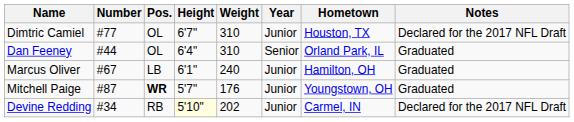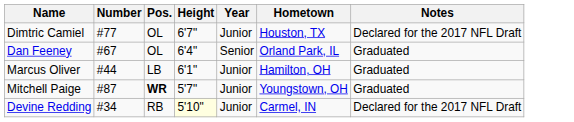- column: (239, 13)
(107, 51) #44 -> (107, 51) #67
(107, 70) #67 -> (107, 70) #44
